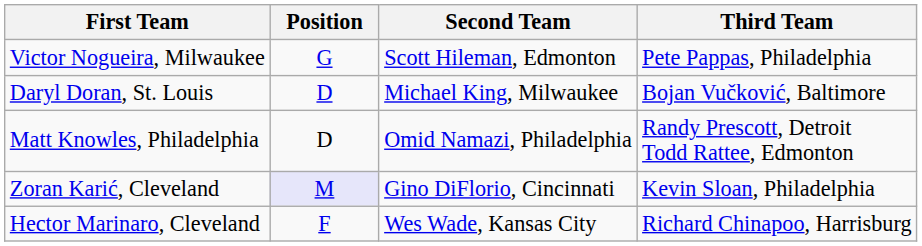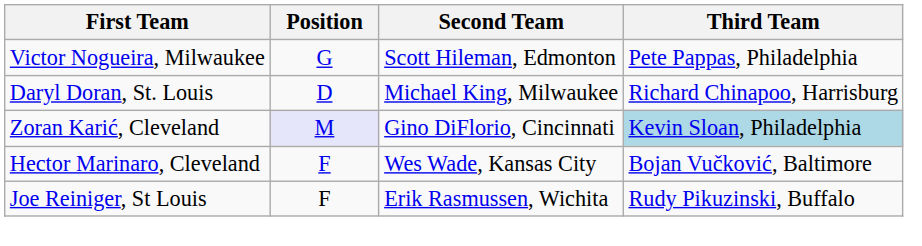(764, 92) Bojan Vučković, Baltimore -> (763, 92) Richard Chinapoo, Harrisburg
- row: (134, 140)
(759, 188) no background -> (745, 127) lightblue background
(777, 223) Richard Chinapoo, Harrisburg -> (750, 163) Bojan Vučković, Baltimore
+ row: (108, 198)
